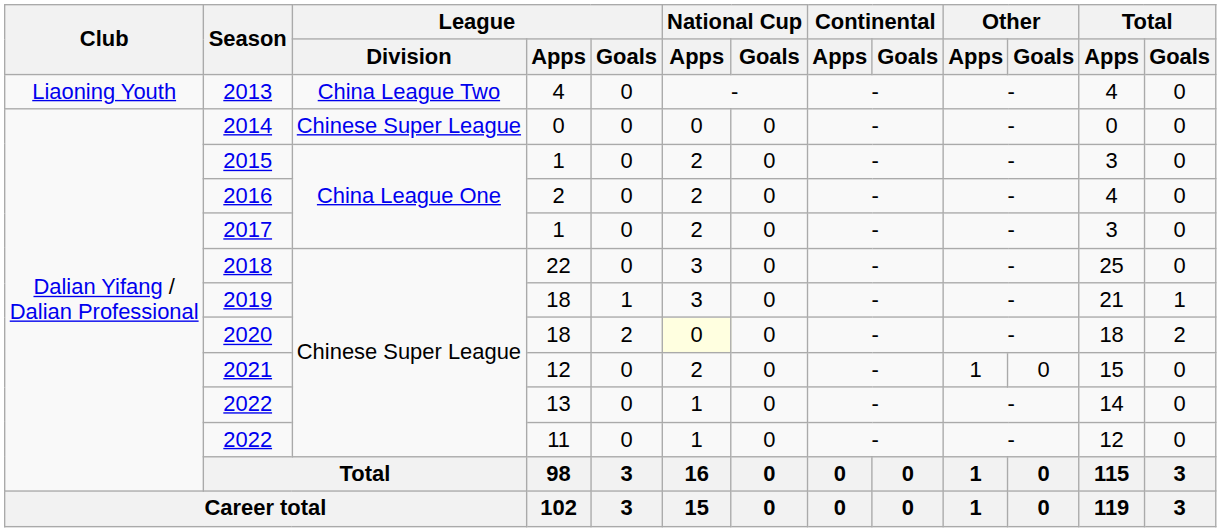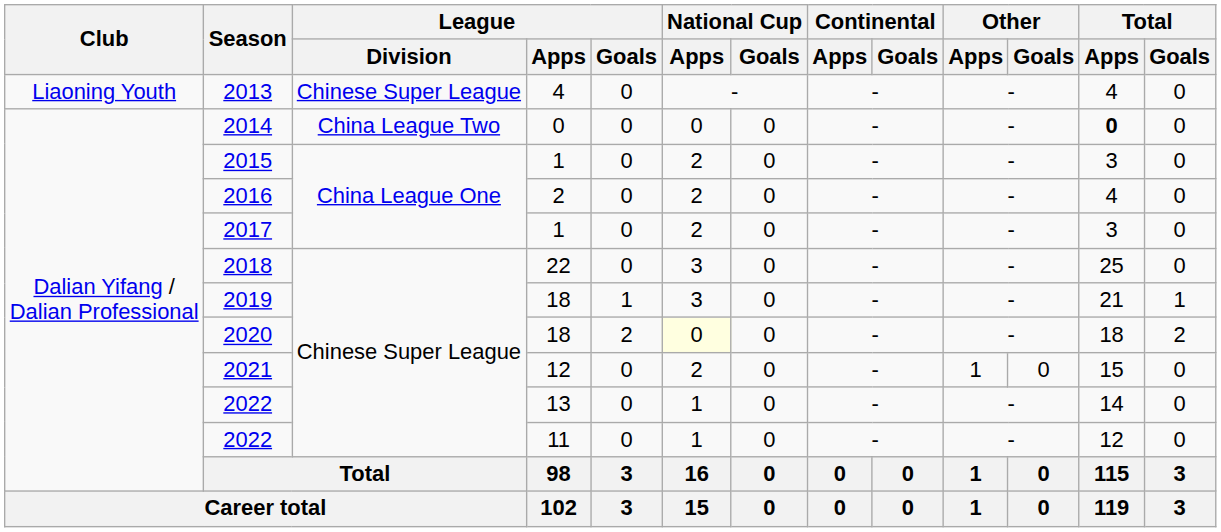(409, 91) China League Two -> (409, 91) Chinese Super League
(409, 126) Chinese Super League -> (409, 126) China League Two
(1112, 126) normal -> (1112, 126) bold
